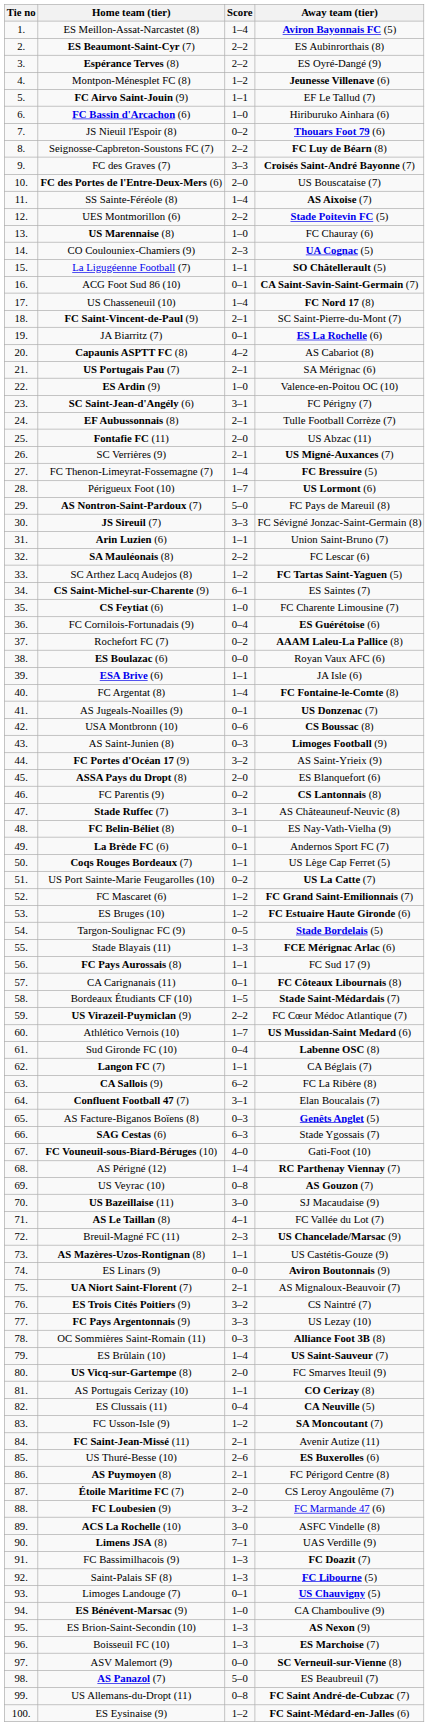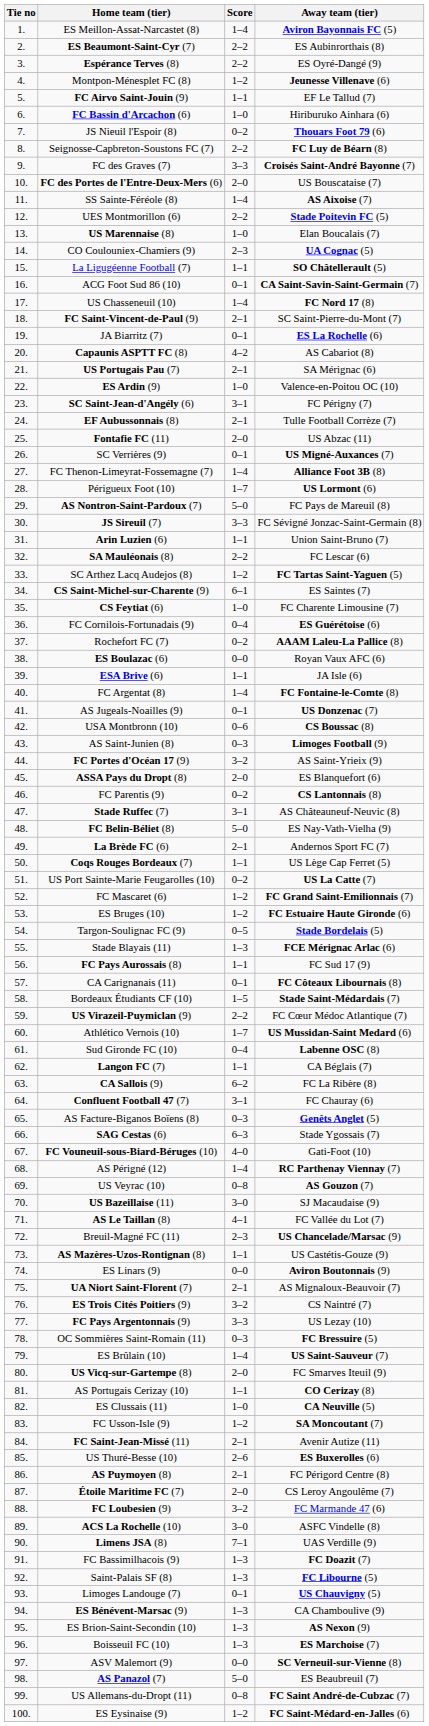(339, 234) FC Chauray (6) -> (339, 234) Elan Boucalais (7)
(240, 455) 2–1 -> (240, 455) 0–1
(339, 472) FC Bressuire (5) -> (339, 472) Alliance Foot 3B (8)
(240, 829) 0–1 -> (240, 829) 5–0
(240, 846) 0–1 -> (240, 846) 2–1
(339, 1101) Elan Boucalais (7) -> (339, 1101) FC Chauray (6)
(339, 1339) Alliance Foot 3B (8) -> (339, 1339) FC Bressuire (5)
(240, 1407) 0–4 -> (240, 1407) 1–0
(240, 1611) 1–0 -> (240, 1611) 1–3
